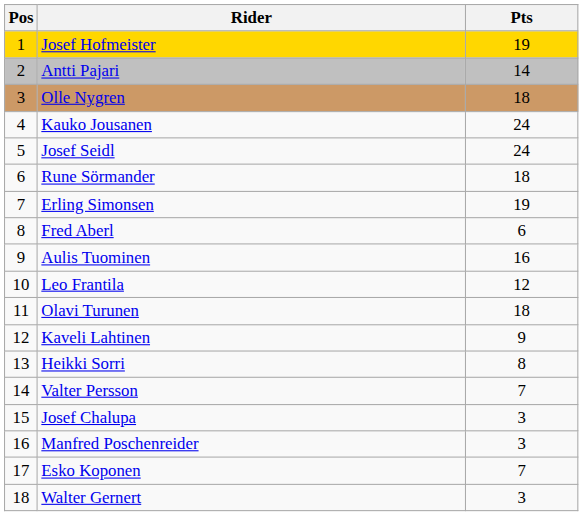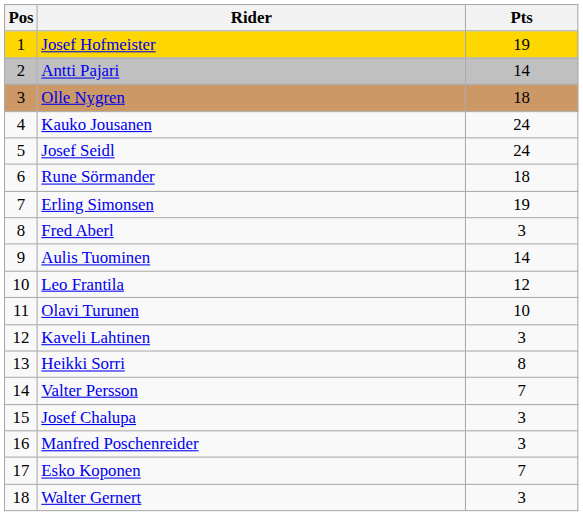(522, 230) 6 -> (522, 230) 3
(522, 257) 16 -> (522, 257) 14
(522, 310) 18 -> (522, 310) 10
(522, 337) 9 -> (522, 337) 3
